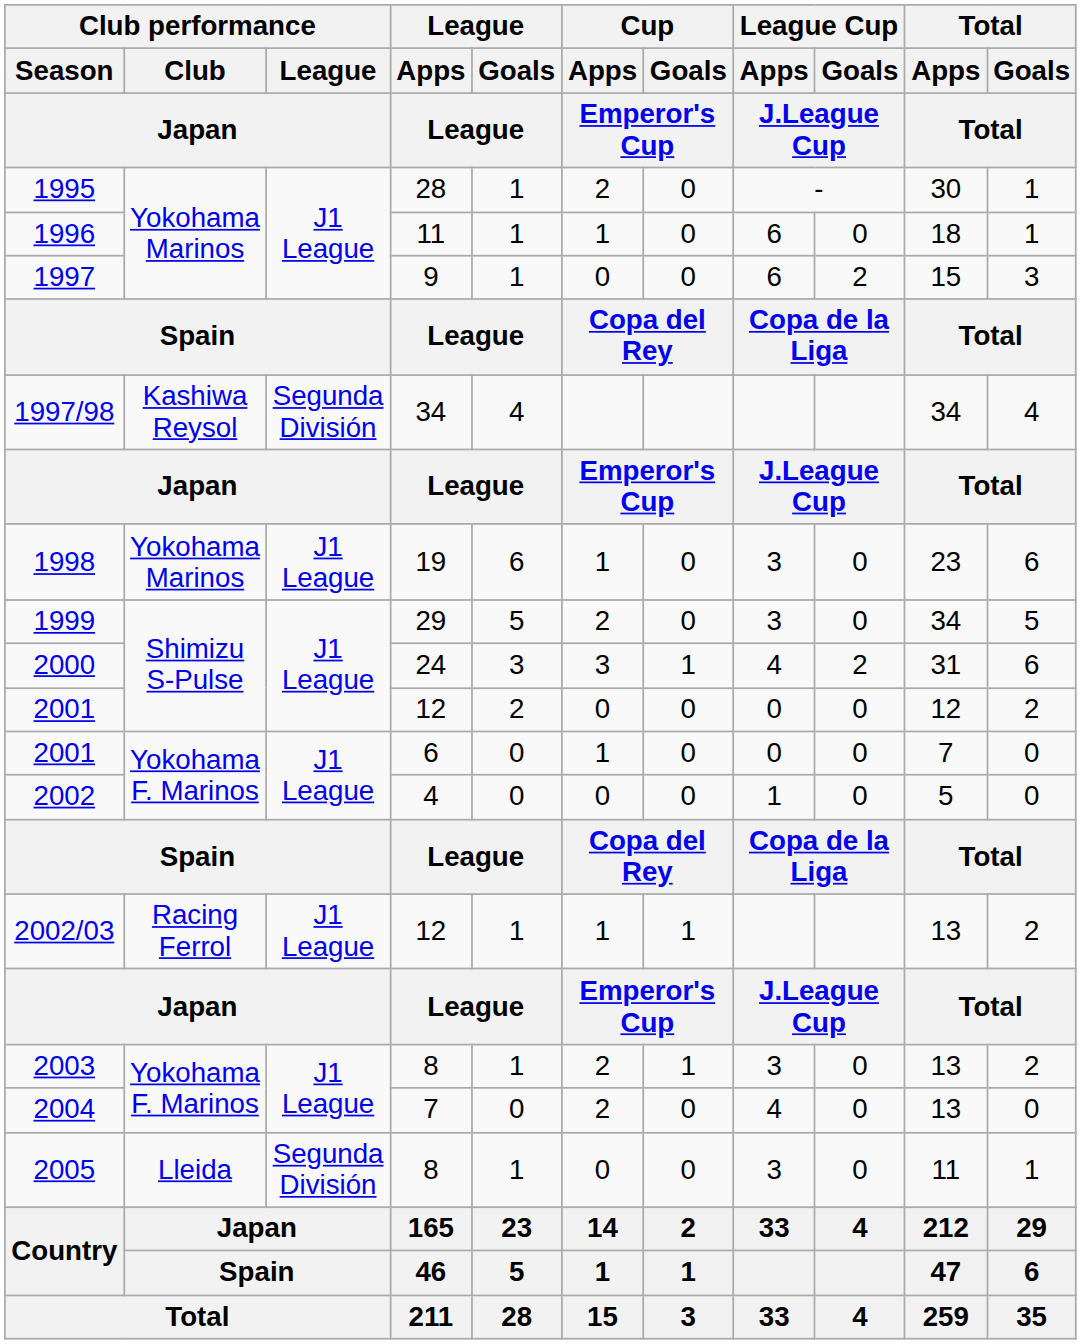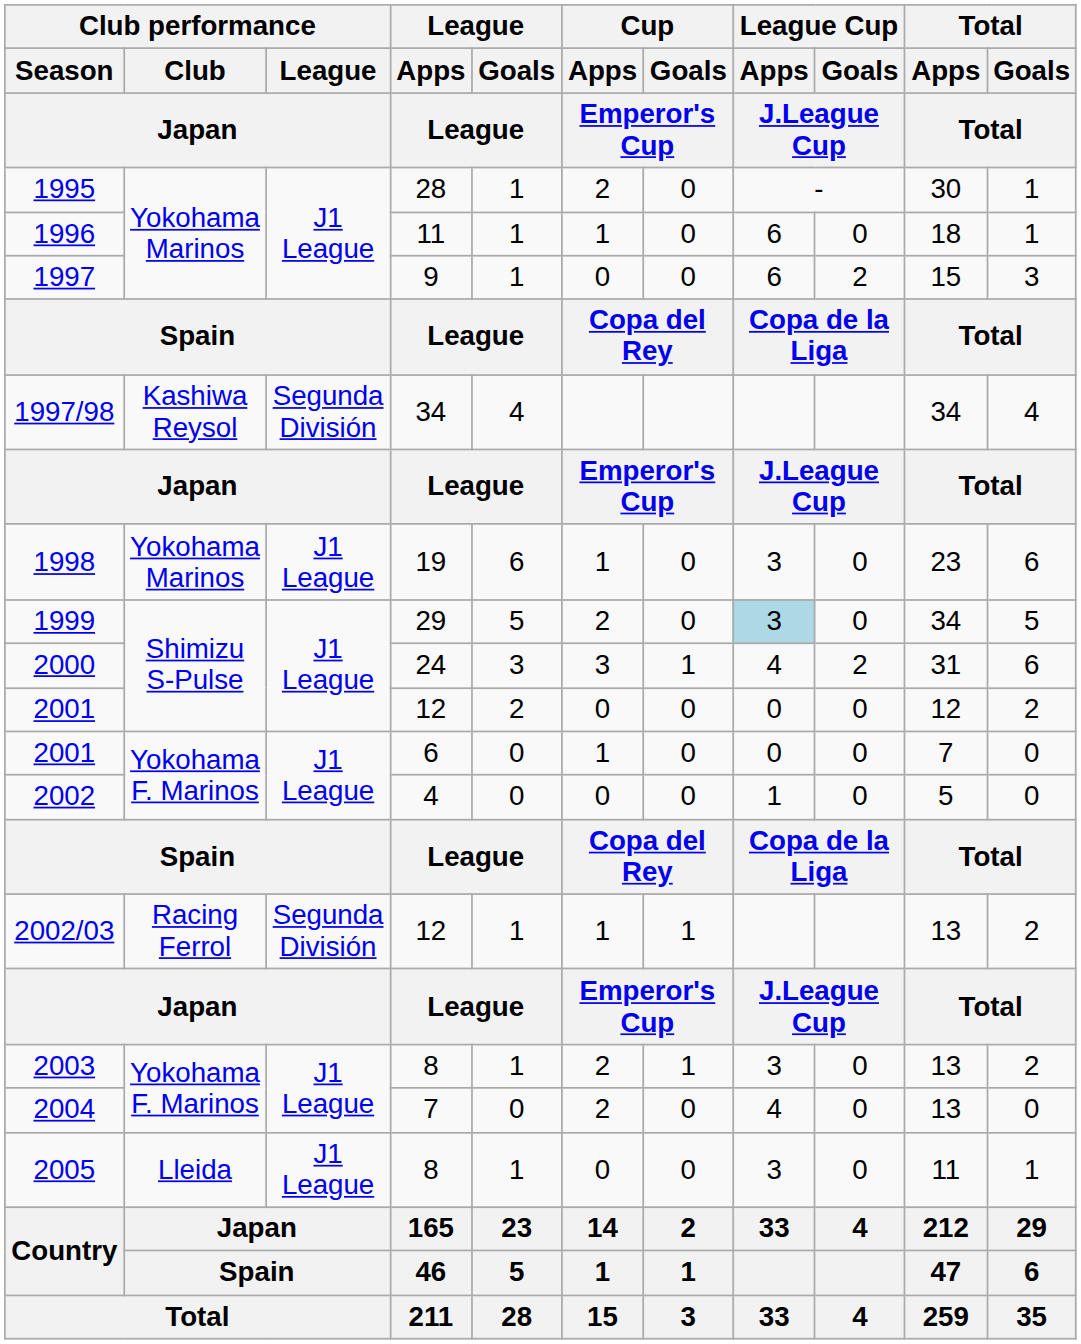(774, 621) no background -> (774, 621) lightblue background
(328, 931) J1 League -> (328, 931) Segunda División
(328, 1169) Segunda División -> (328, 1169) J1 League
